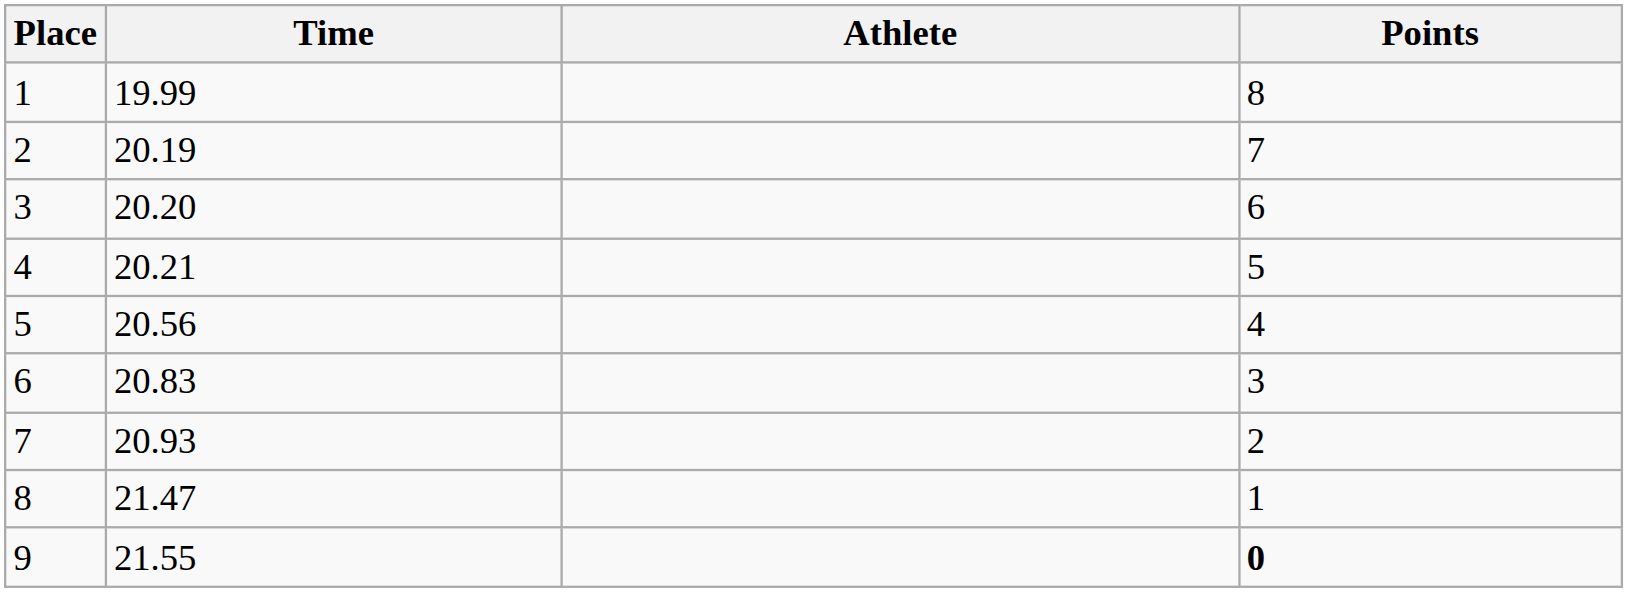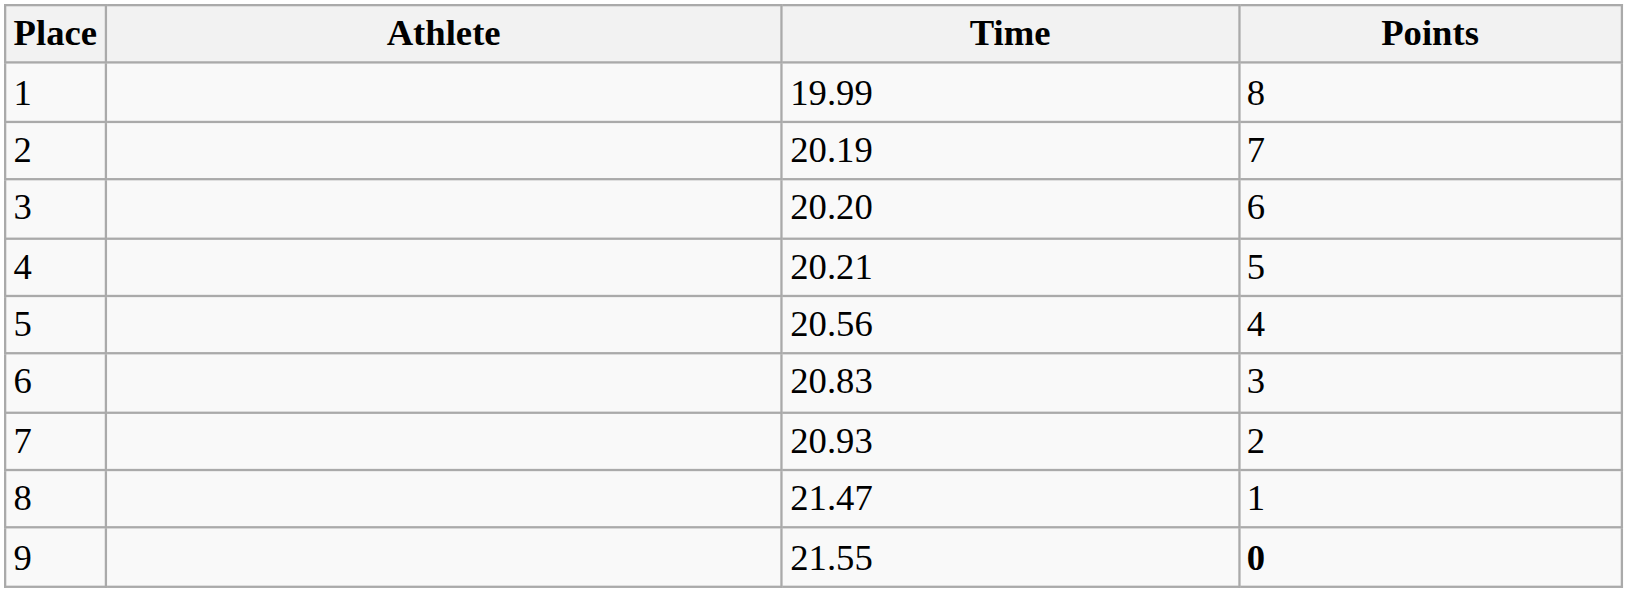columns swapped: (900, 33) <-> (334, 33)
